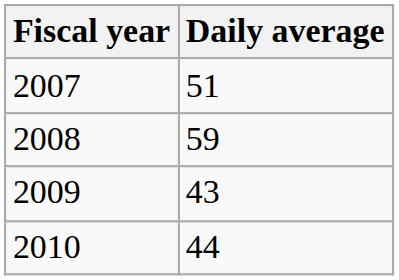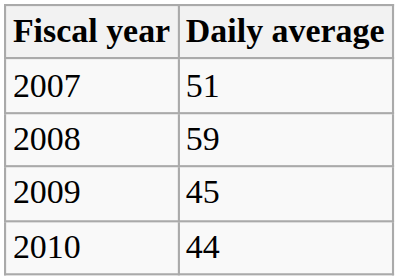(203, 192) 43 -> (203, 192) 45
